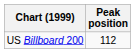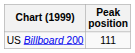(108, 40) 112 -> (108, 40) 111
